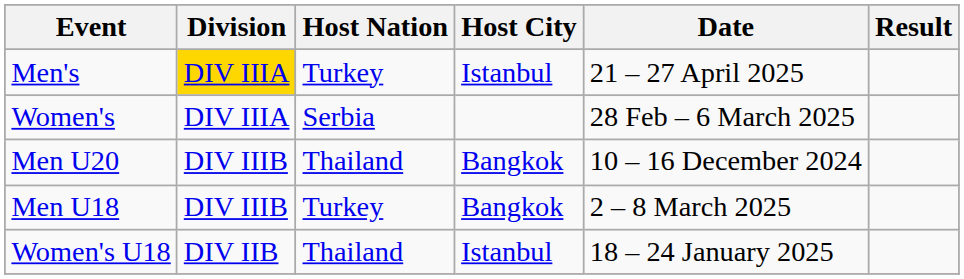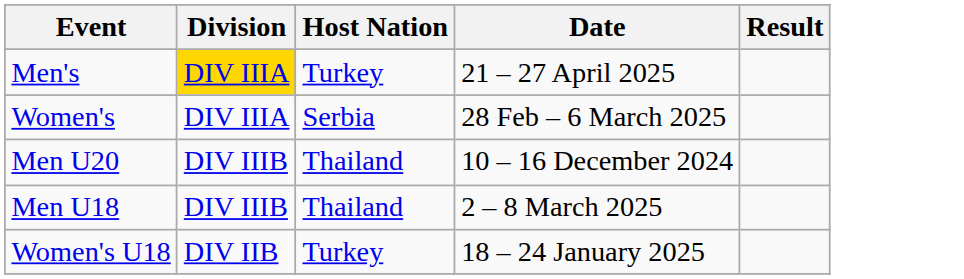- column: (519, 26)
(343, 206) Turkey -> (353, 206) Thailand
(353, 251) Thailand -> (343, 251) Turkey
